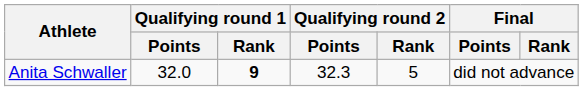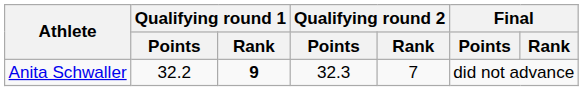(174, 73) 32.0 -> (174, 73) 32.2
(413, 73) 5 -> (413, 73) 7
